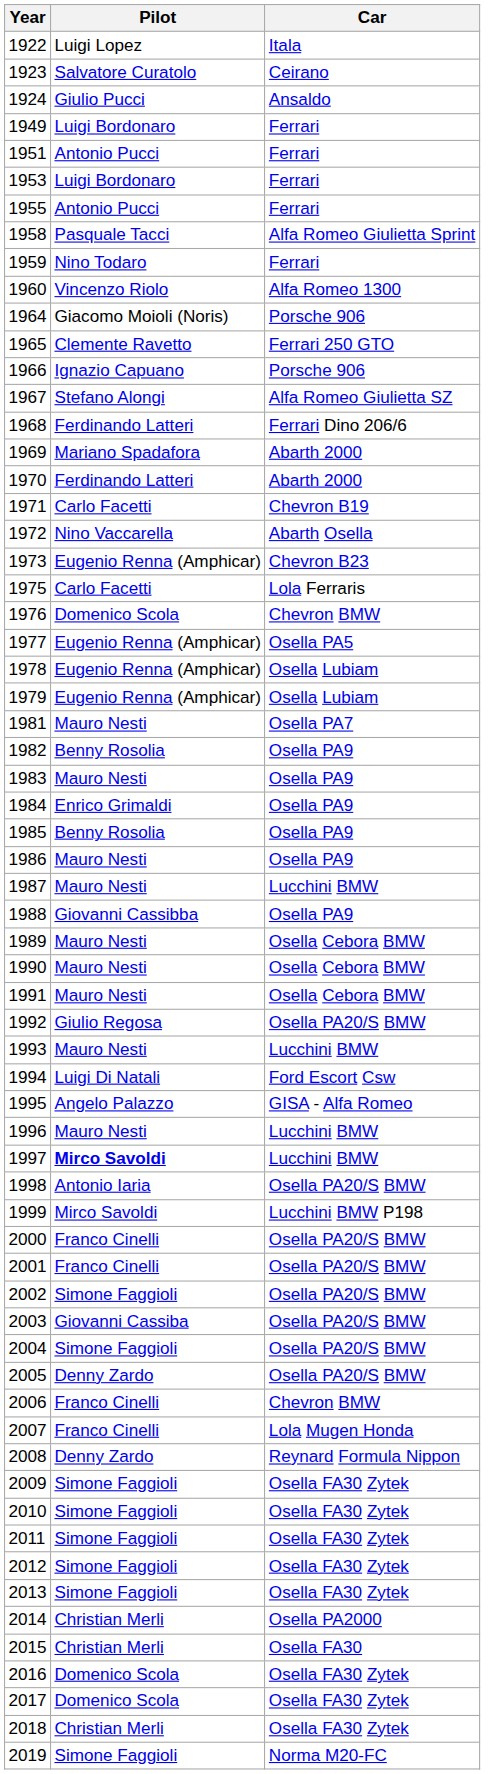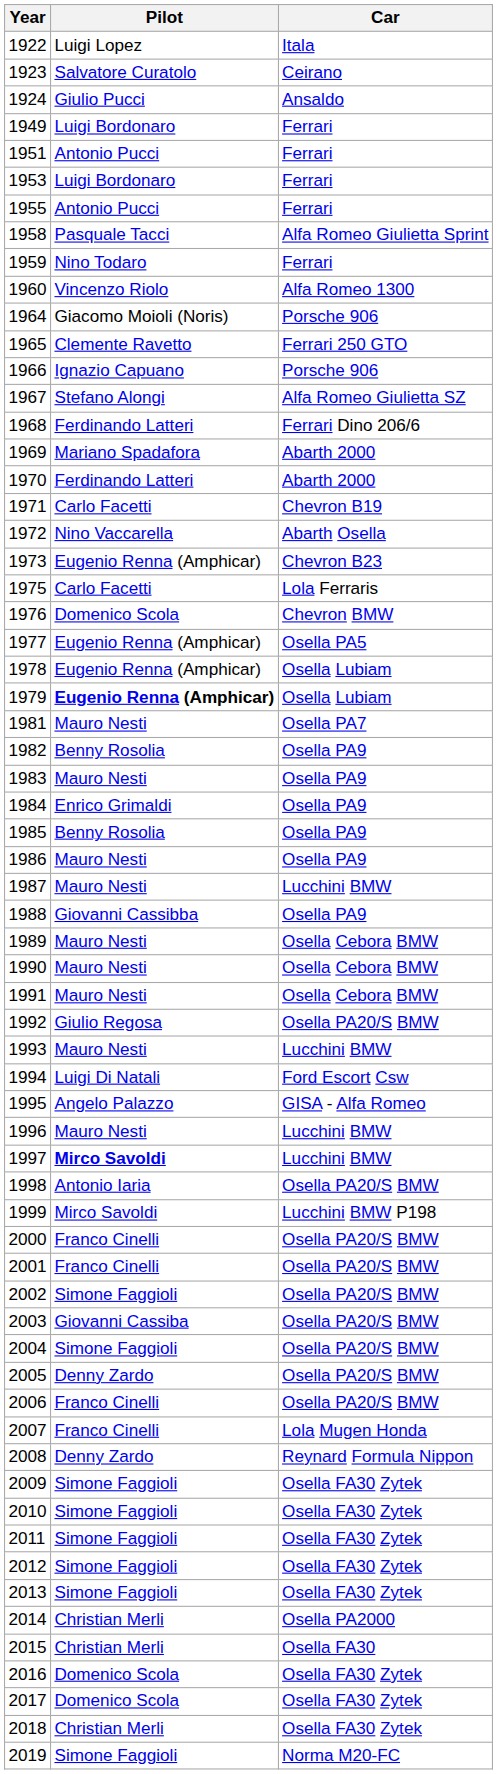(158, 696) normal -> (164, 696) bold
(325, 1402) Chevron BMW -> (360, 1402) Osella PA20/S BMW
